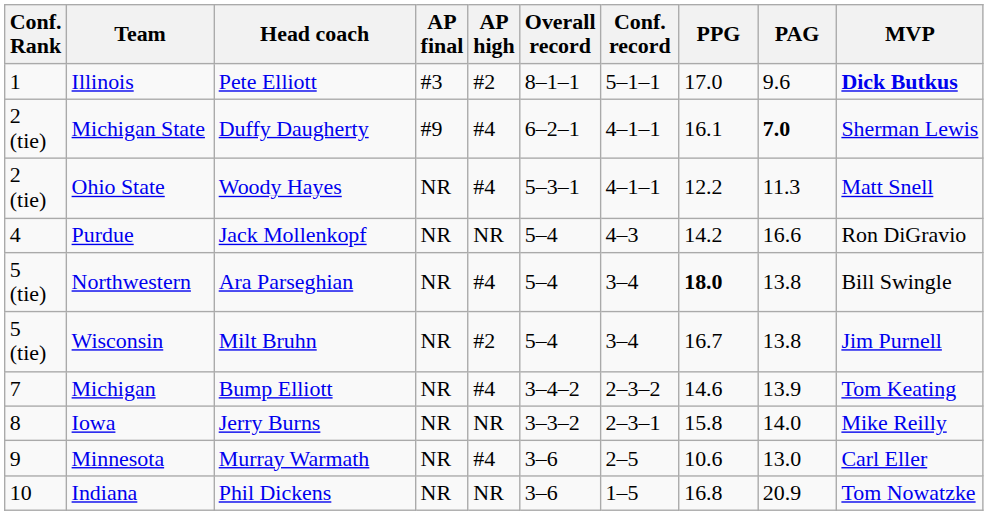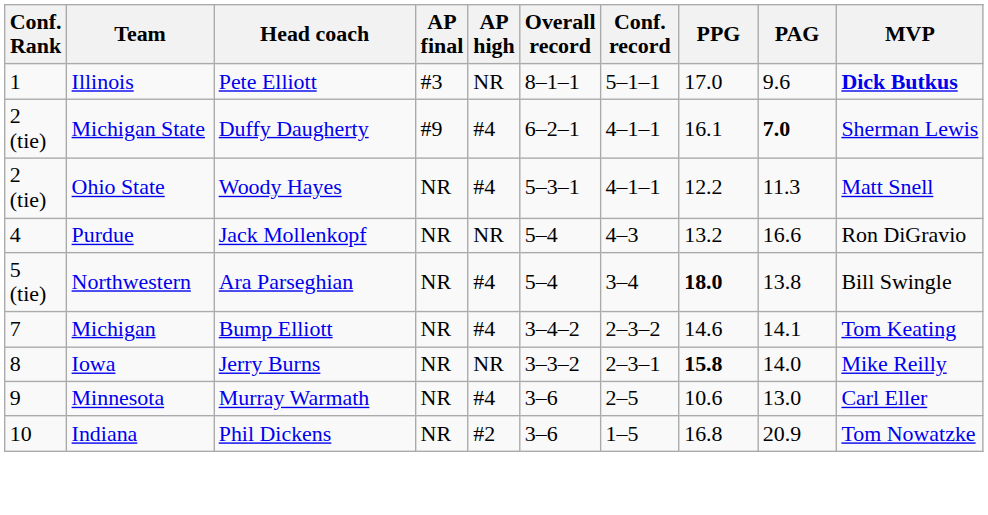(484, 81) #2 -> (489, 81) NR
(703, 234) 14.2 -> (703, 234) 13.2
- row: (117, 341)
(782, 388) 13.9 -> (782, 329) 14.1
(703, 423) normal -> (703, 363) bold
(489, 492) NR -> (484, 433) #2
